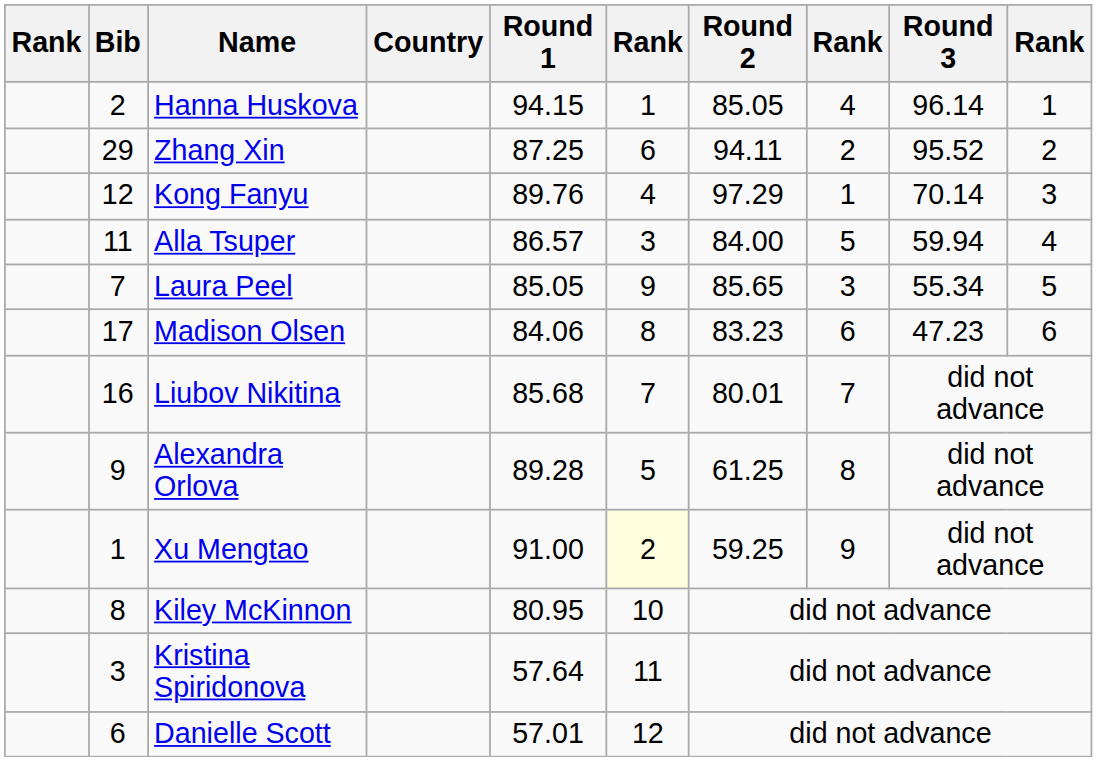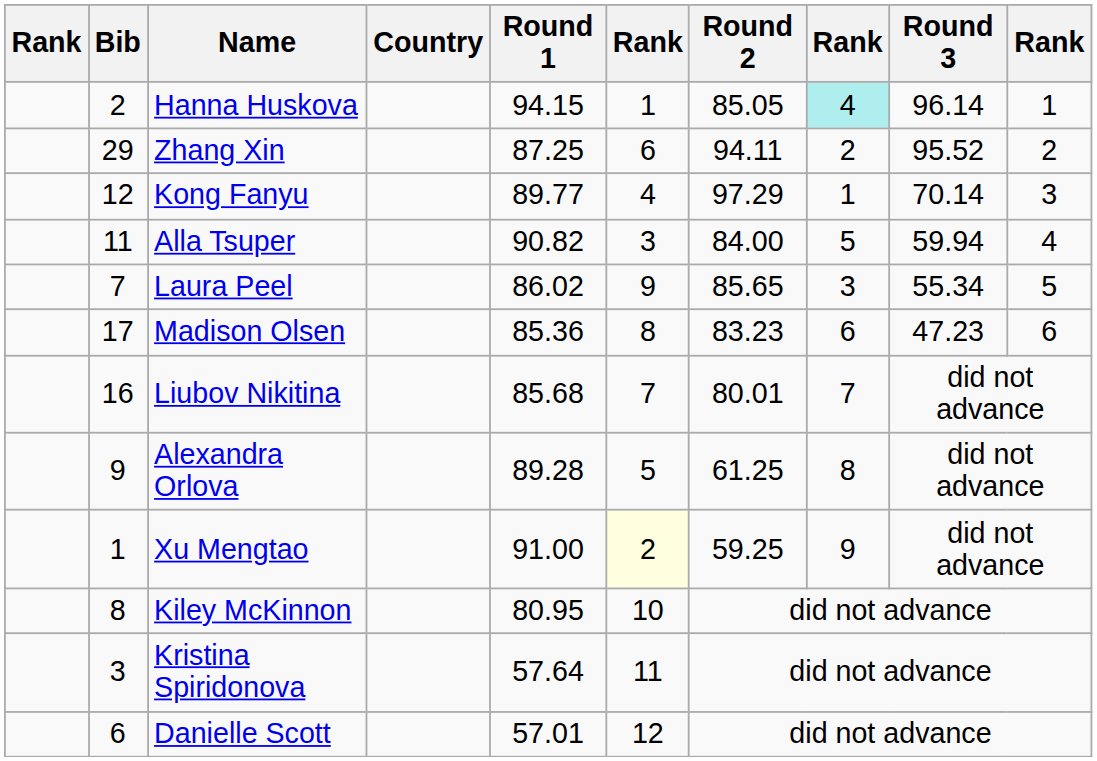(848, 104) no background -> (848, 104) paleturquoise background
(548, 195) 89.76 -> (548, 195) 89.77
(548, 241) 86.57 -> (548, 241) 90.82
(548, 286) 85.05 -> (548, 286) 86.02
(548, 331) 84.06 -> (548, 331) 85.36
